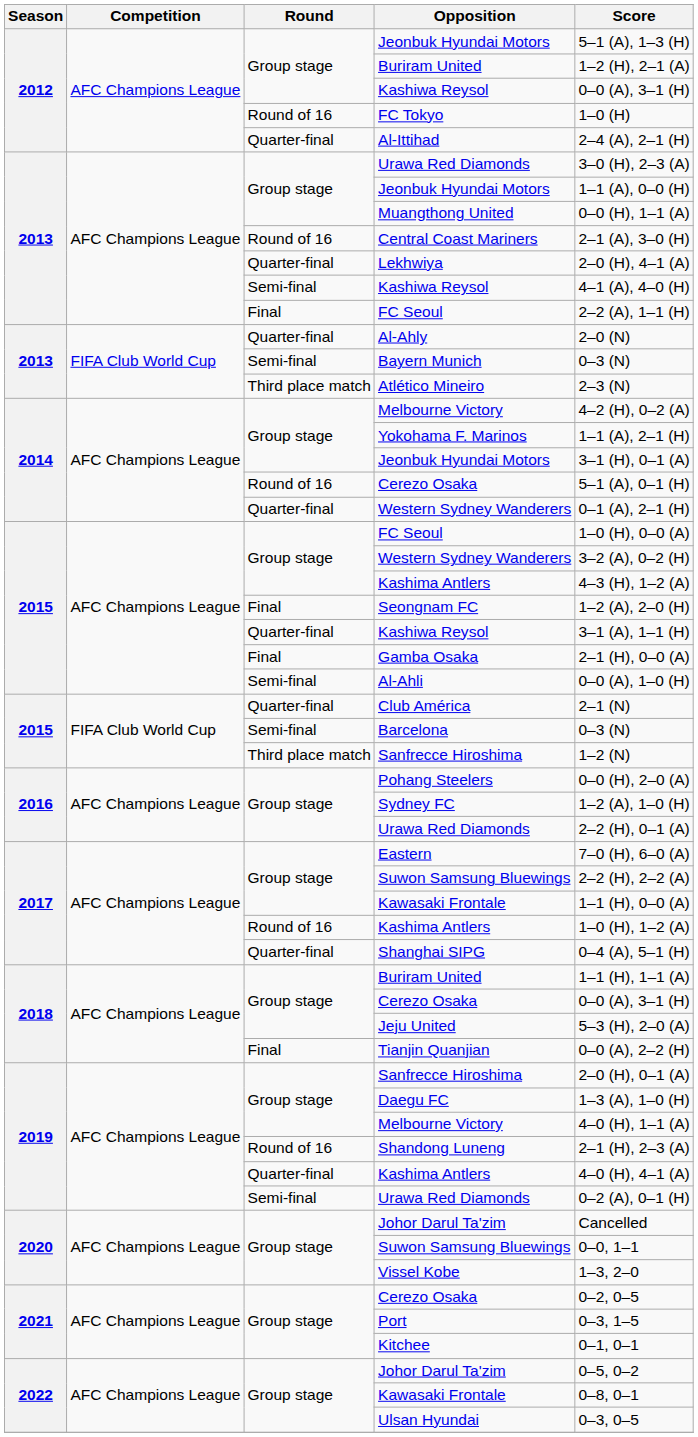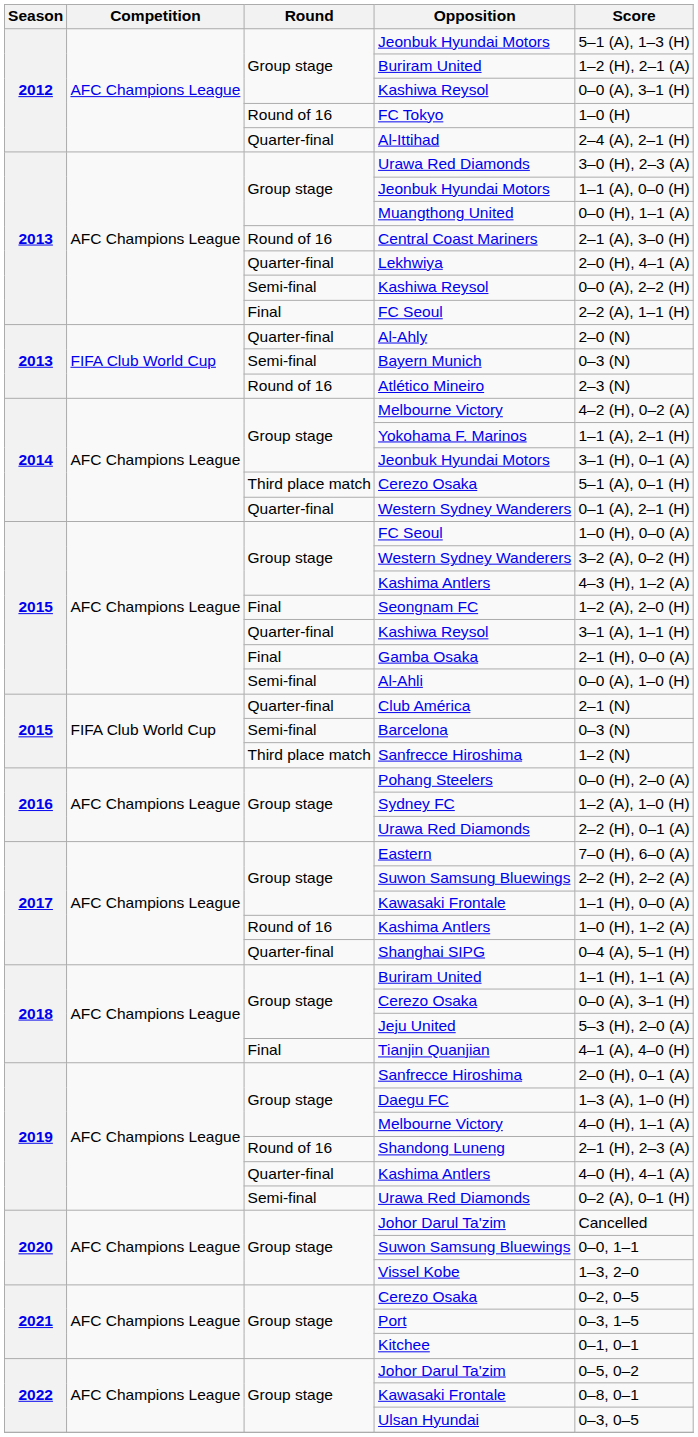(634, 287) 4–1 (A), 4–0 (H) -> (634, 287) 0–0 (A), 2–2 (H)
(309, 386) Third place match -> (290, 386) Round of 16
(290, 484) Round of 16 -> (309, 484) Third place match
(634, 1050) 0–0 (A), 2–2 (H) -> (634, 1050) 4–1 (A), 4–0 (H)
